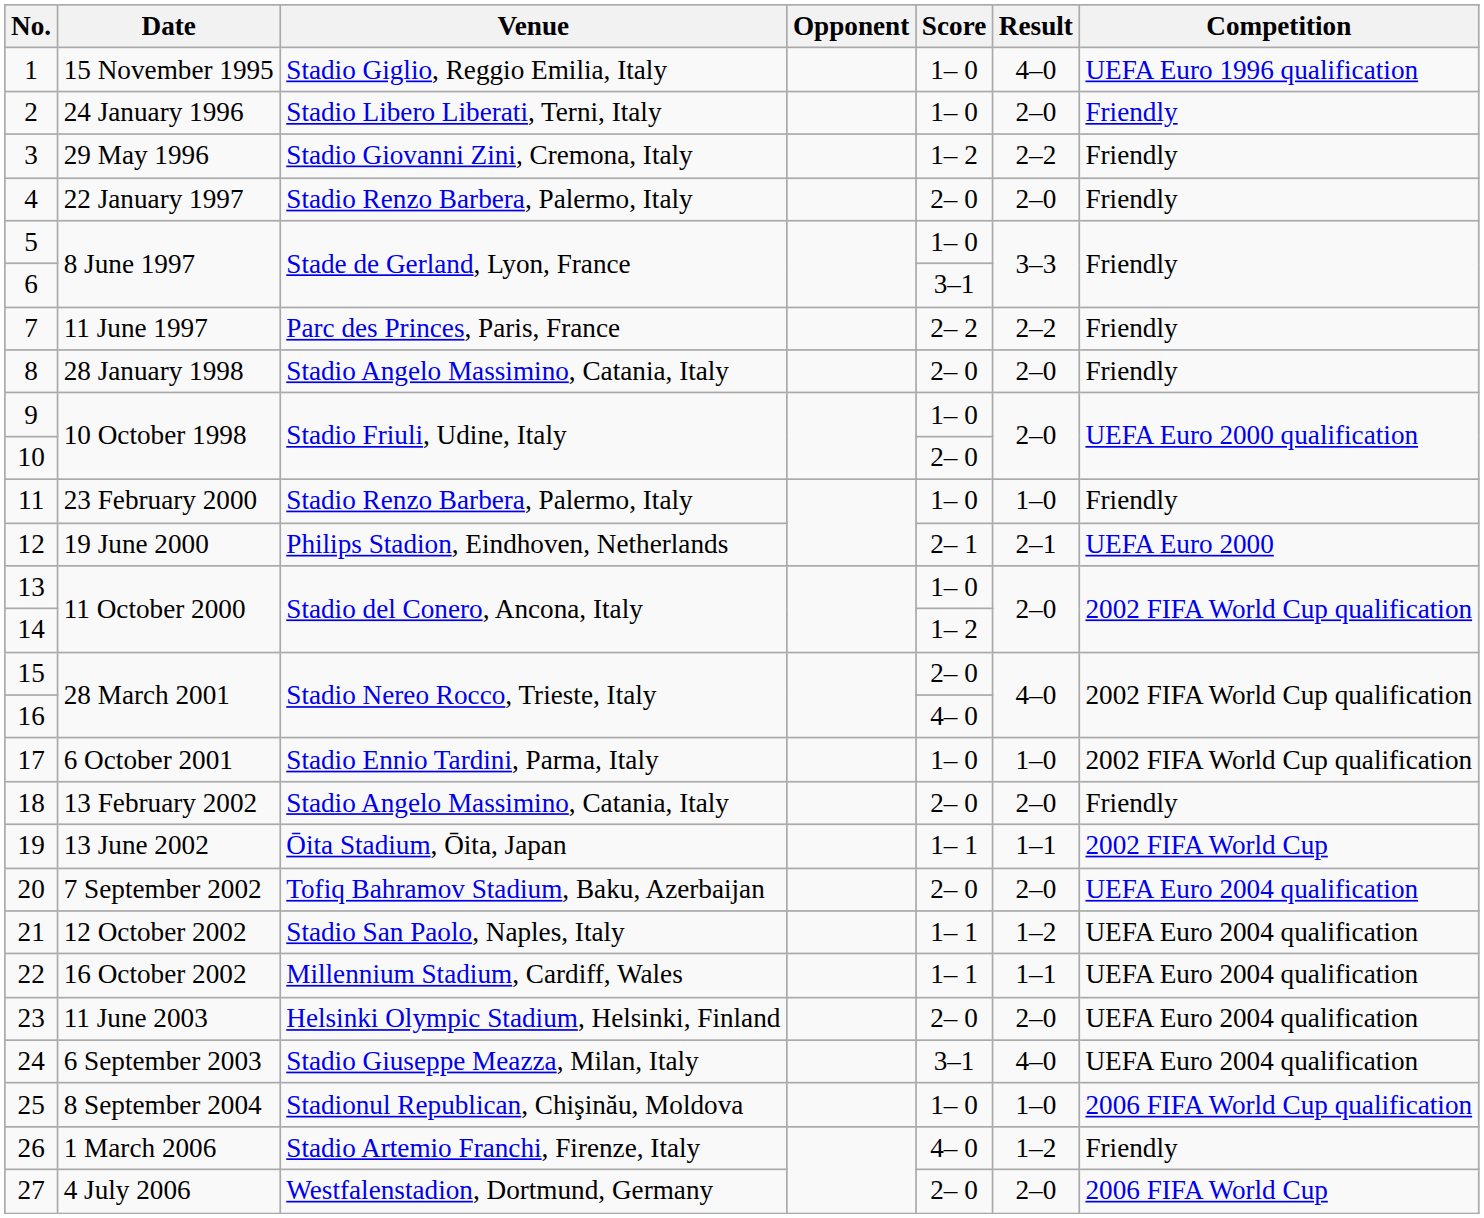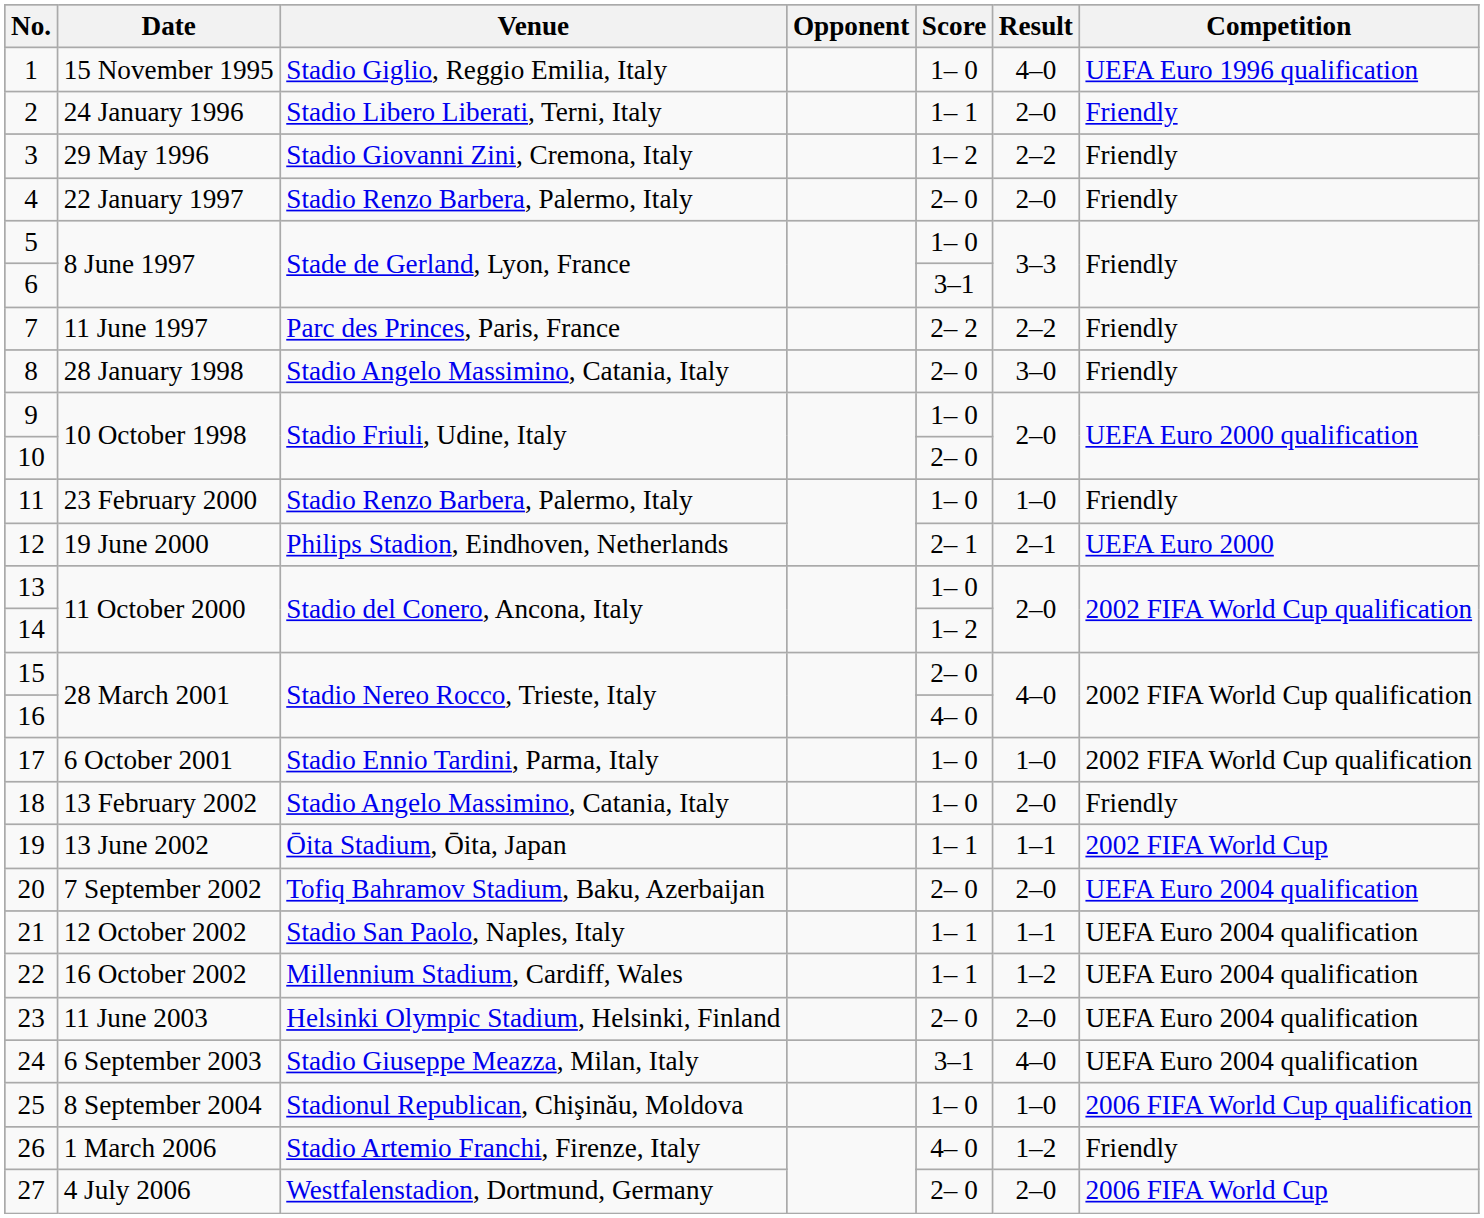(954, 112) 1– 0 -> (954, 112) 1– 1
(1036, 371) 2–0 -> (1036, 371) 3–0
(954, 802) 2– 0 -> (954, 802) 1– 0
(1036, 931) 1–2 -> (1036, 931) 1–1
(1036, 975) 1–1 -> (1036, 975) 1–2
